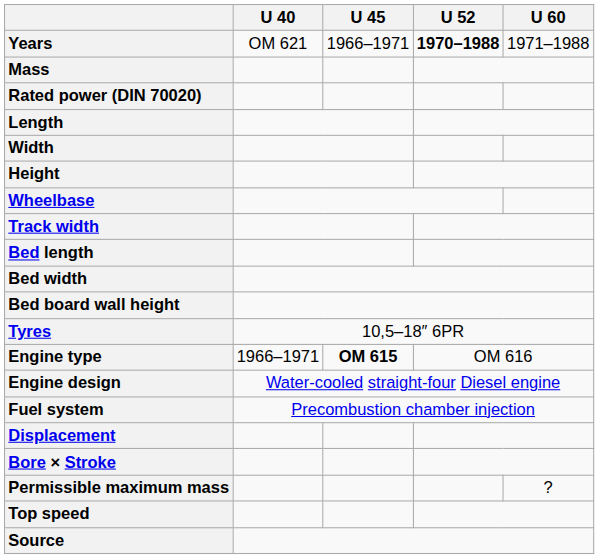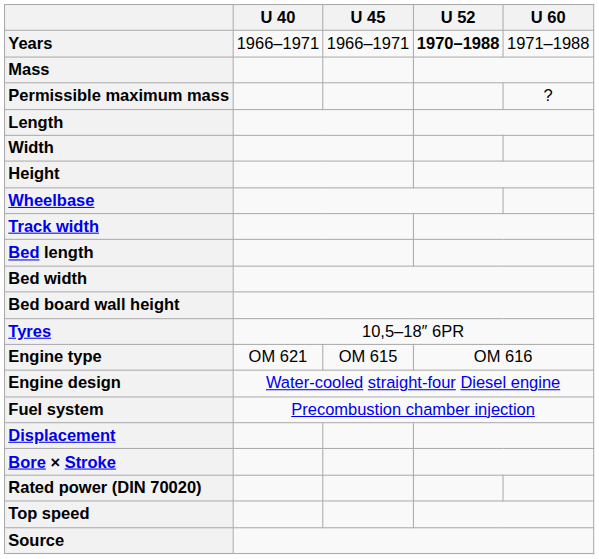(278, 43) OM 621 -> (278, 43) 1966–1971
rows swapped: (119, 488) <-> (105, 95)
(278, 357) 1966–1971 -> (278, 357) OM 621
(368, 357) bold -> (368, 357) normal
